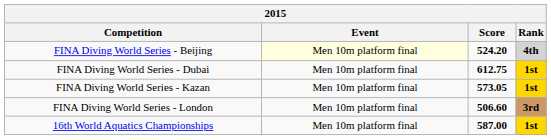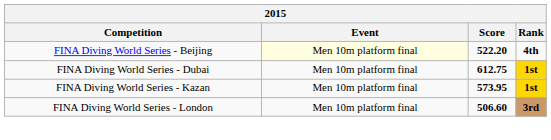(492, 51) 524.20 -> (492, 51) 522.20
(531, 51) lightgrey background -> (531, 51) no background
(492, 88) 573.05 -> (492, 88) 573.95
- row: (133, 125)
